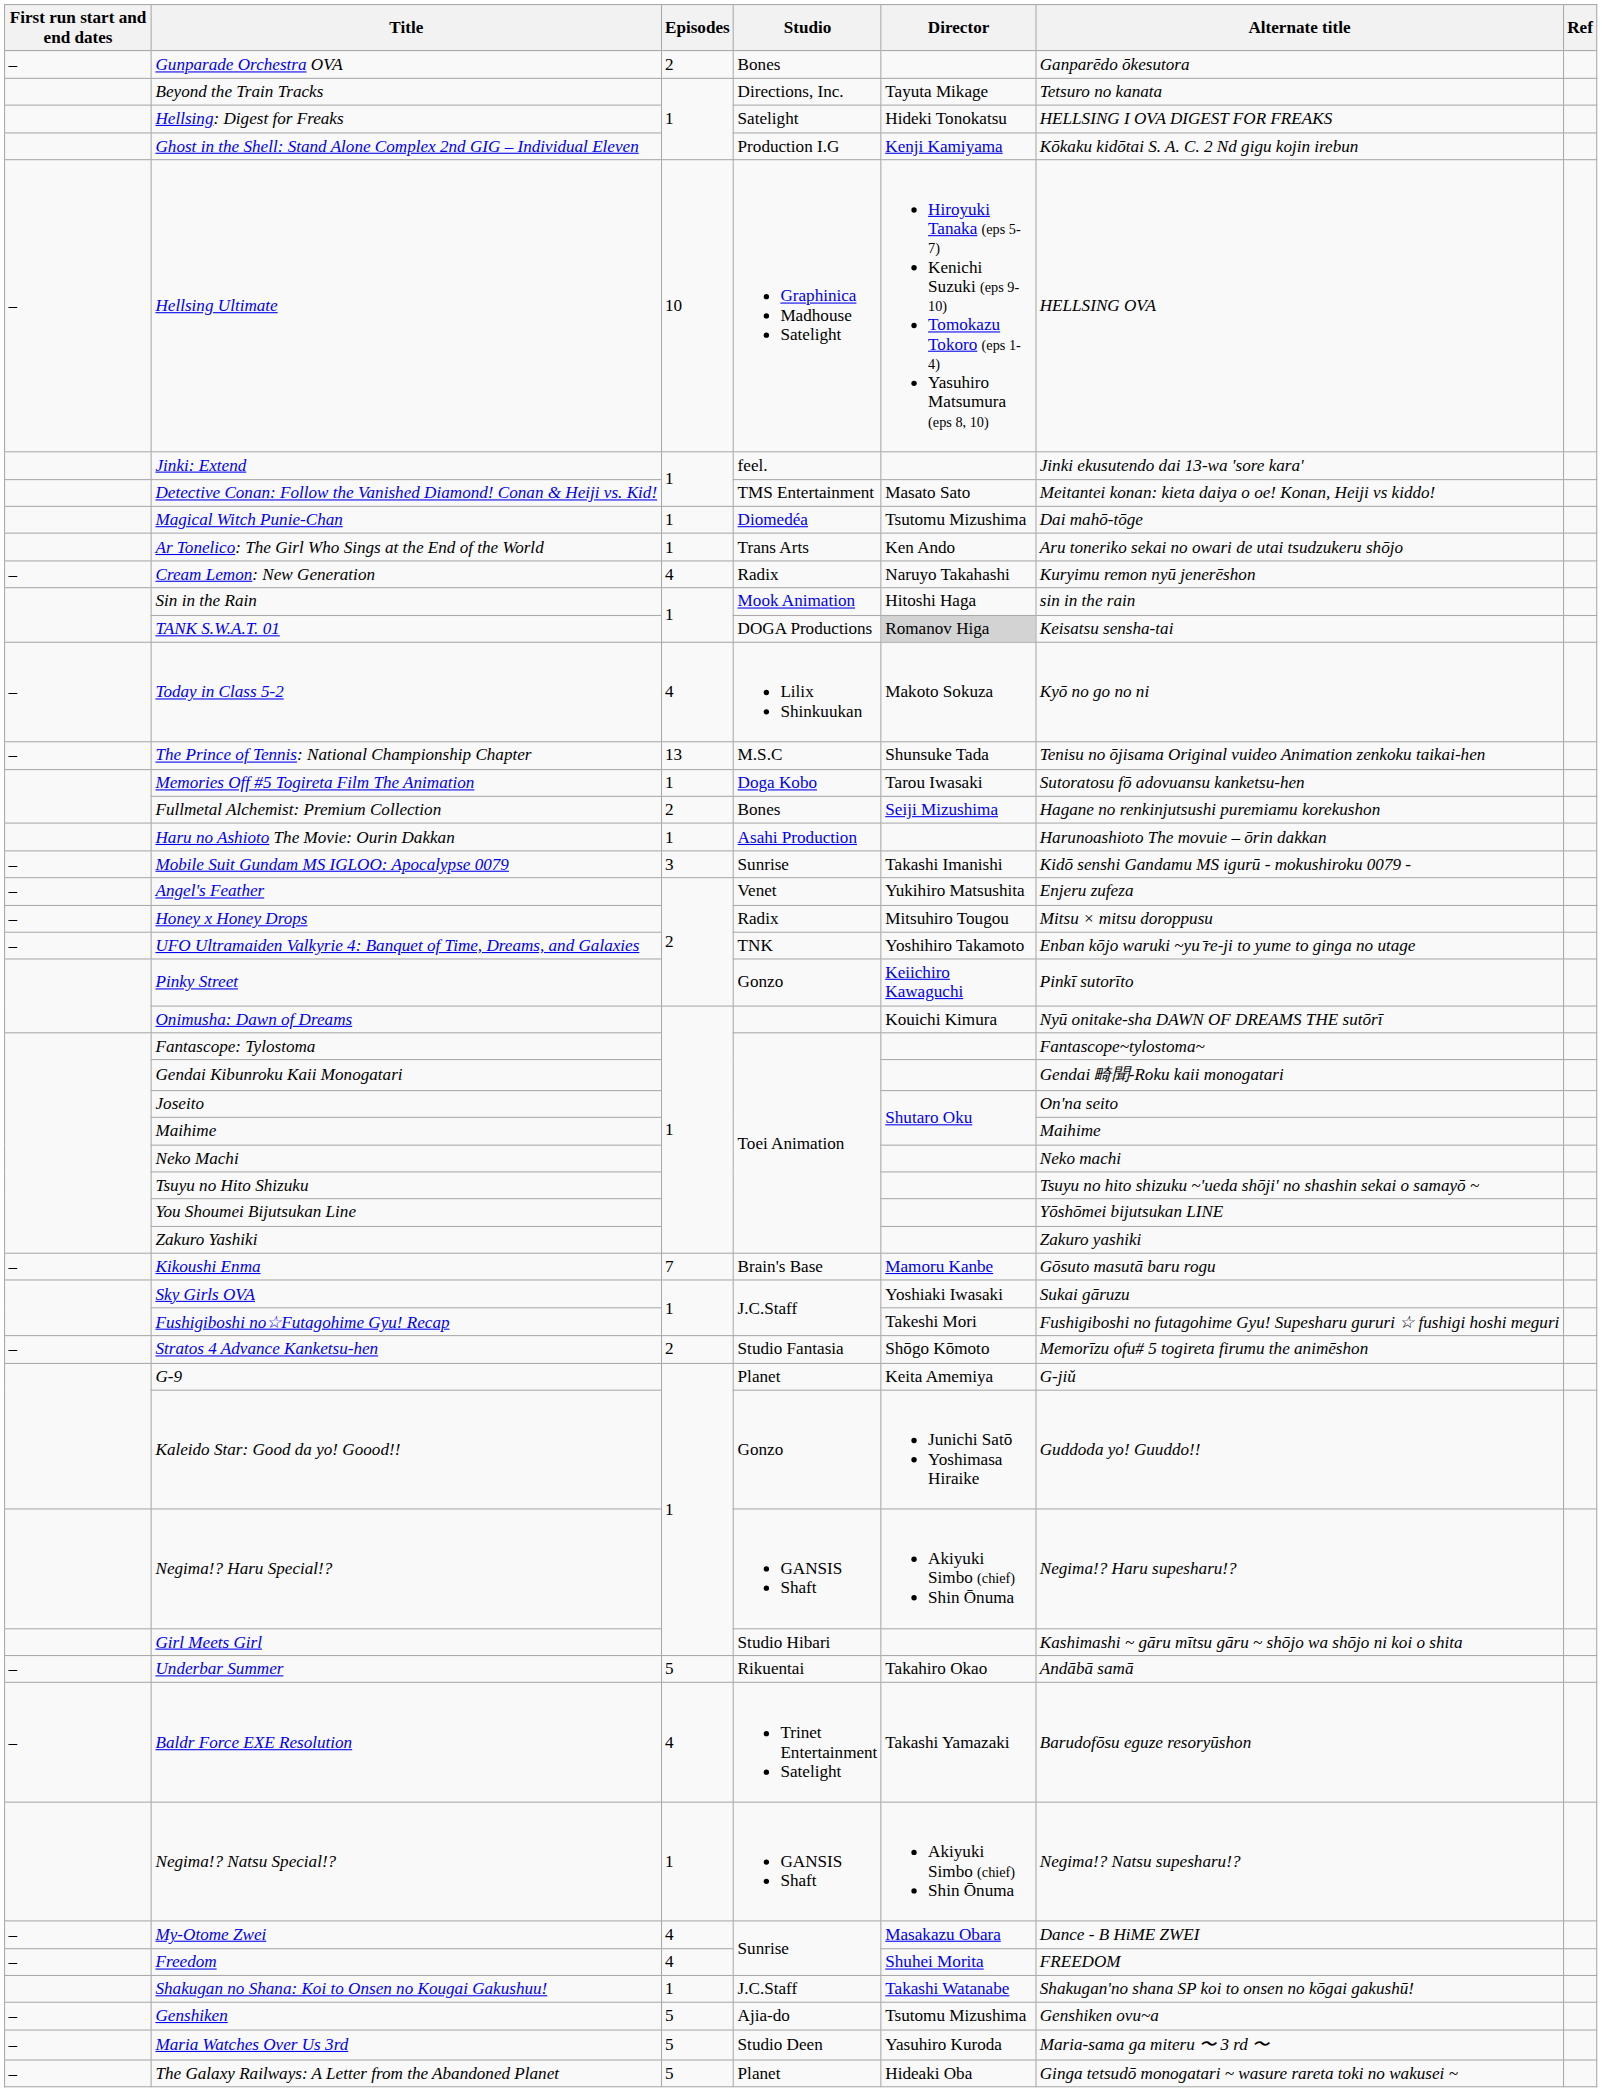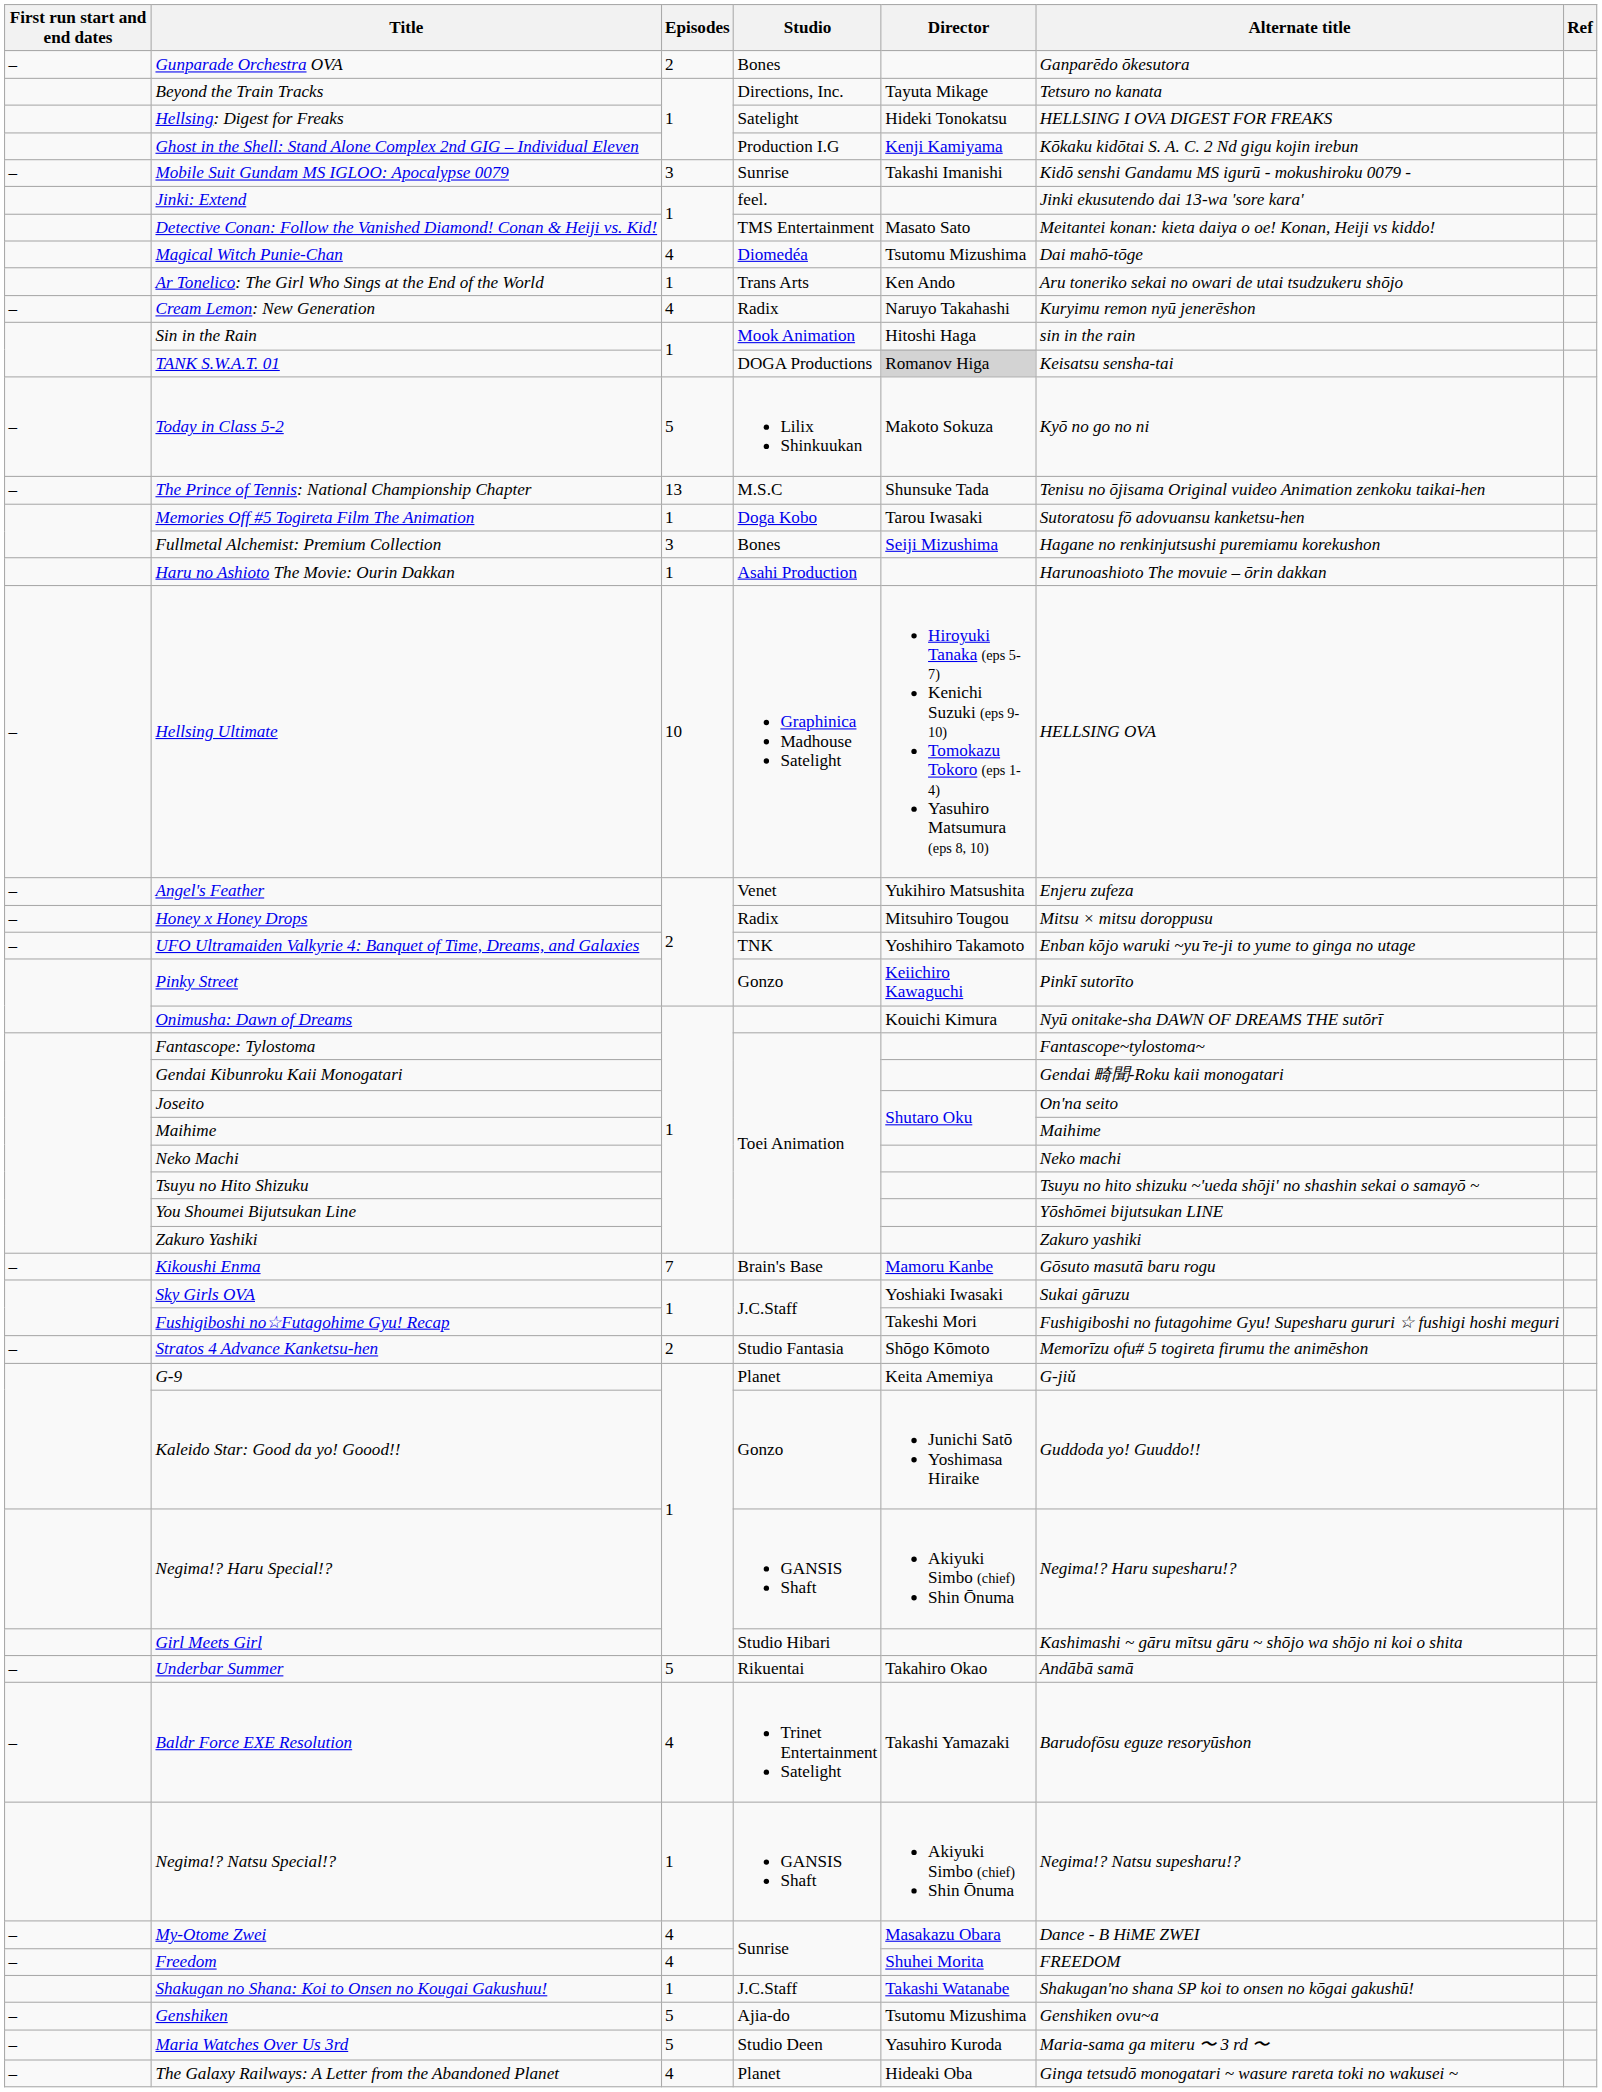rows swapped: (217, 305) <-> (332, 864)
(669, 519) 1 -> (669, 254) 4
(669, 692) 4 -> (669, 426) 5
(669, 809) 2 -> (669, 544) 3
(669, 2073) 5 -> (669, 2073) 4
